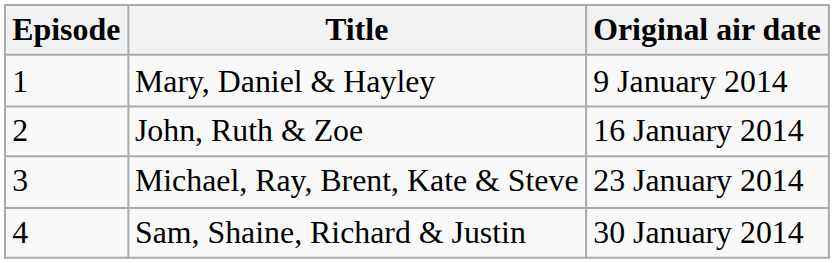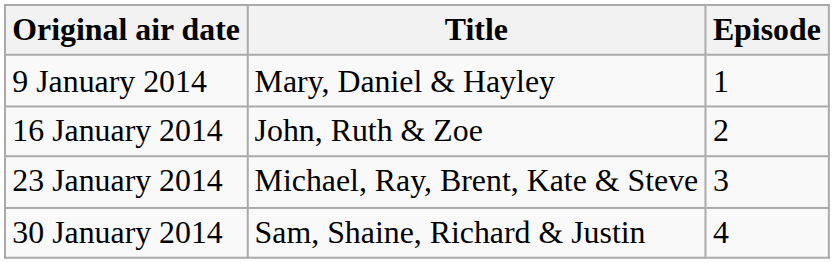columns swapped: (66, 29) <-> (707, 29)
